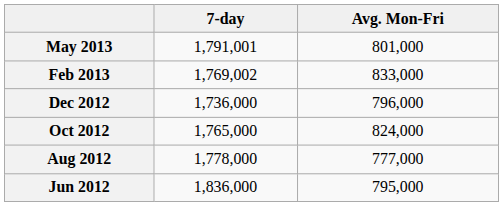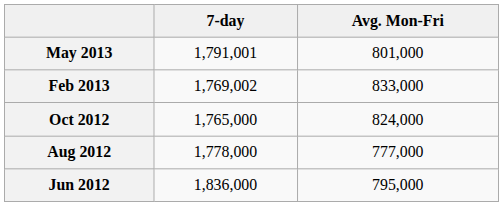- row: (79, 102)
